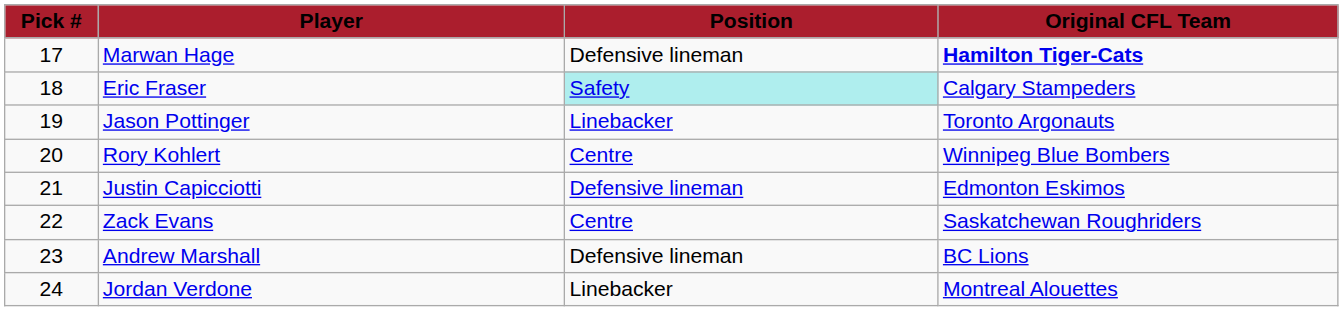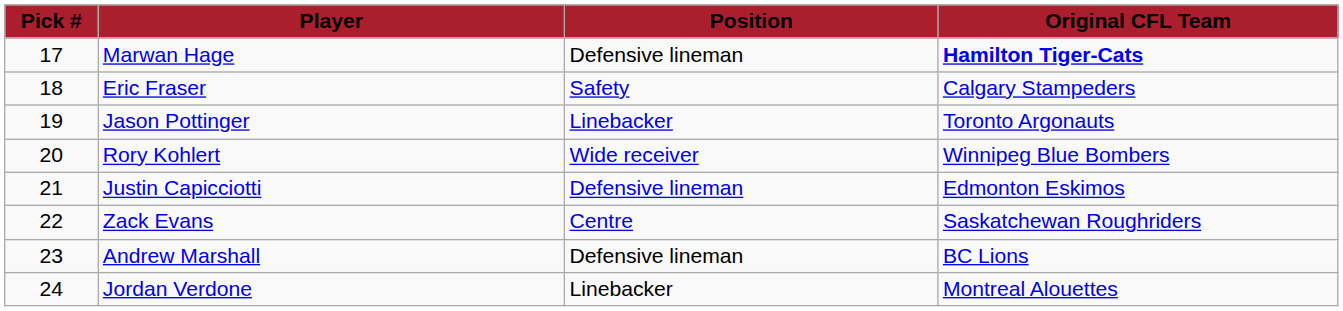(599, 88) paleturquoise background -> (599, 88) no background
(601, 155) Centre -> (634, 155) Wide receiver
